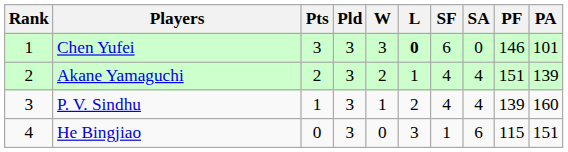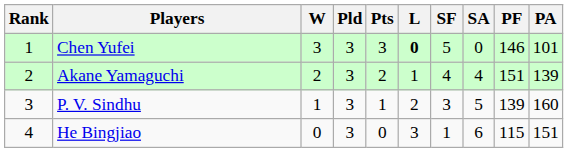columns swapped: (317, 19) <-> (382, 19)
(447, 47) 6 -> (447, 47) 5
(447, 104) 4 -> (447, 104) 3
(479, 104) 4 -> (479, 104) 5
